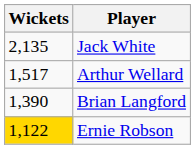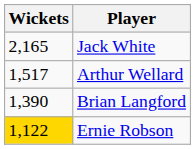(28, 46) 2,135 -> (28, 46) 2,165
